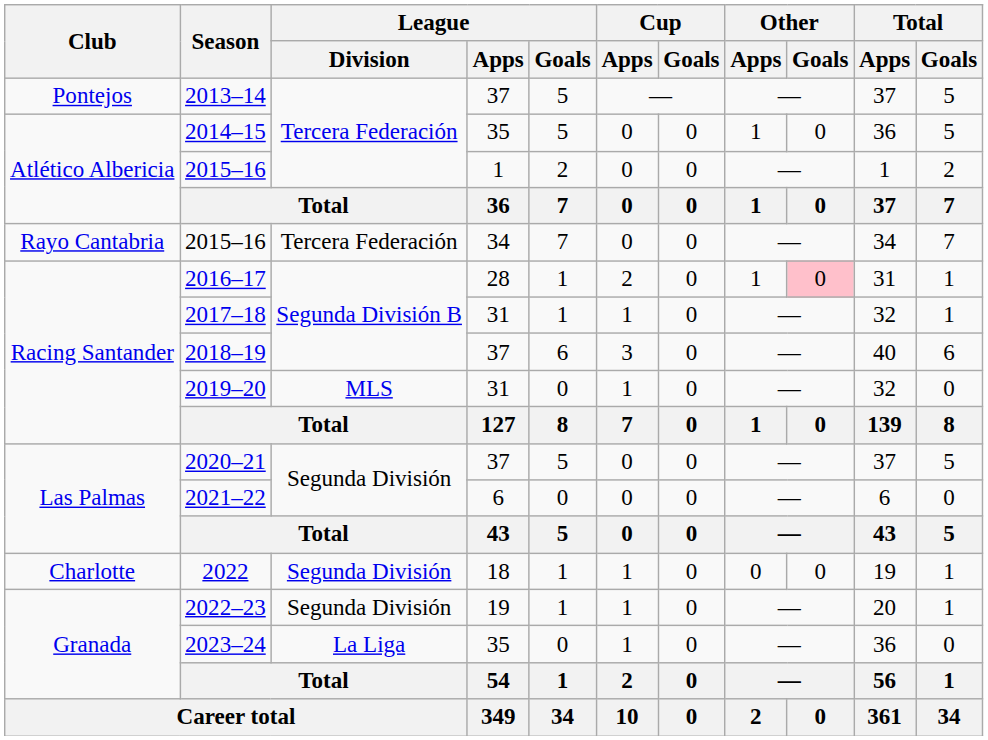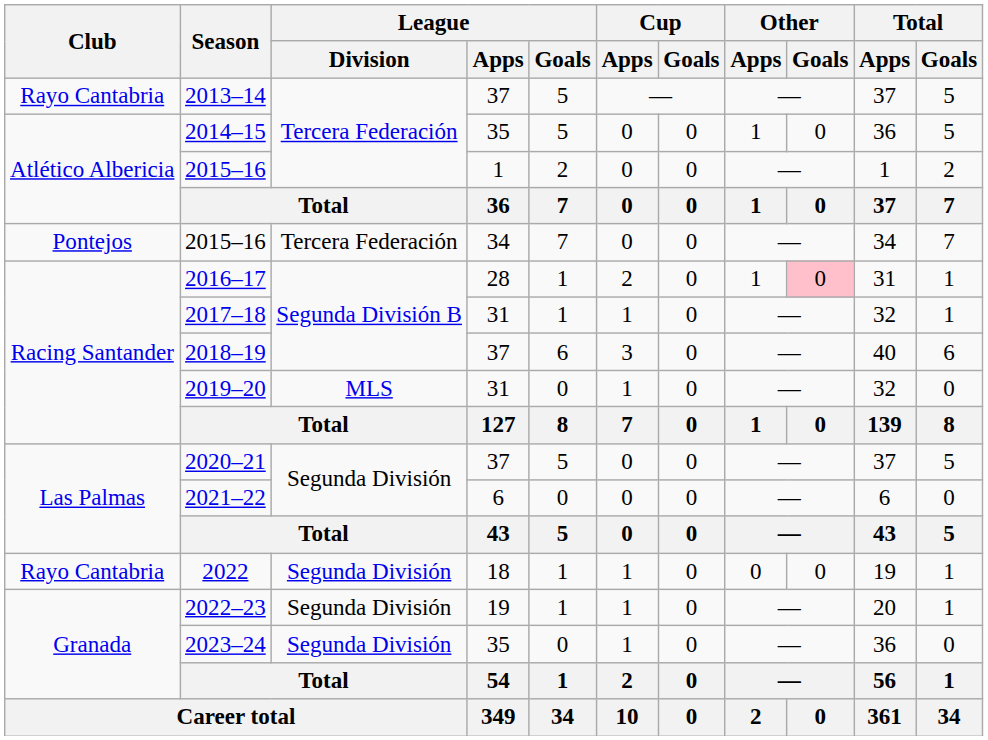(92, 95) Pontejos -> (92, 95) Rayo Cantabria
(92, 242) Rayo Cantabria -> (92, 242) Pontejos
(92, 570) Charlotte -> (92, 570) Rayo Cantabria
(369, 643) La Liga -> (369, 643) Segunda División
